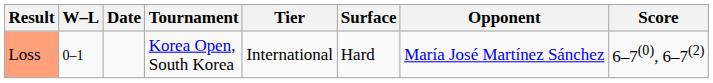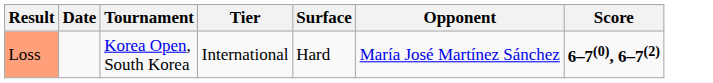- column: (81, 17)
(658, 54) normal -> (614, 54) bold
